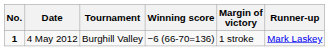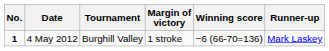columns swapped: (181, 18) <-> (241, 18)
